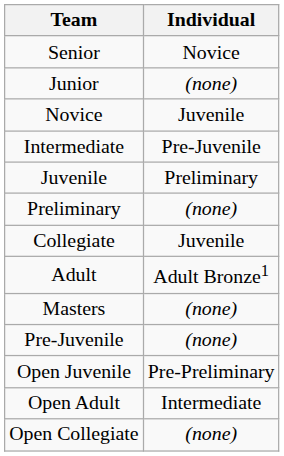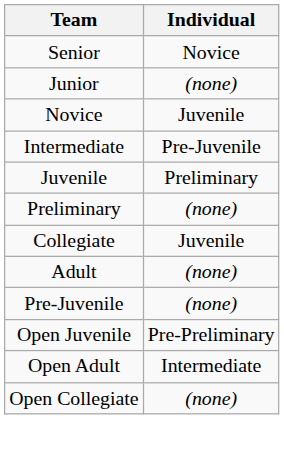(211, 274) Adult Bronze1 -> (211, 271) (none)
- row: (74, 308)
